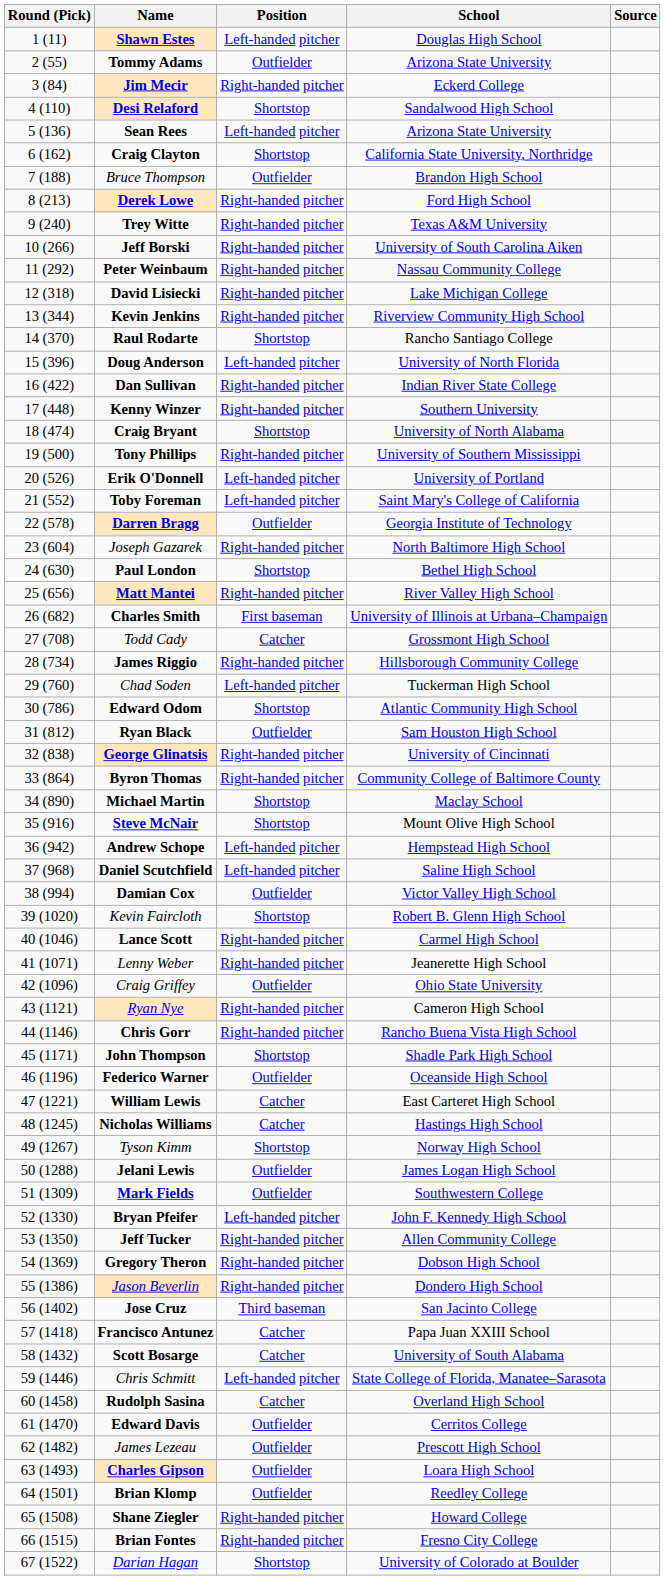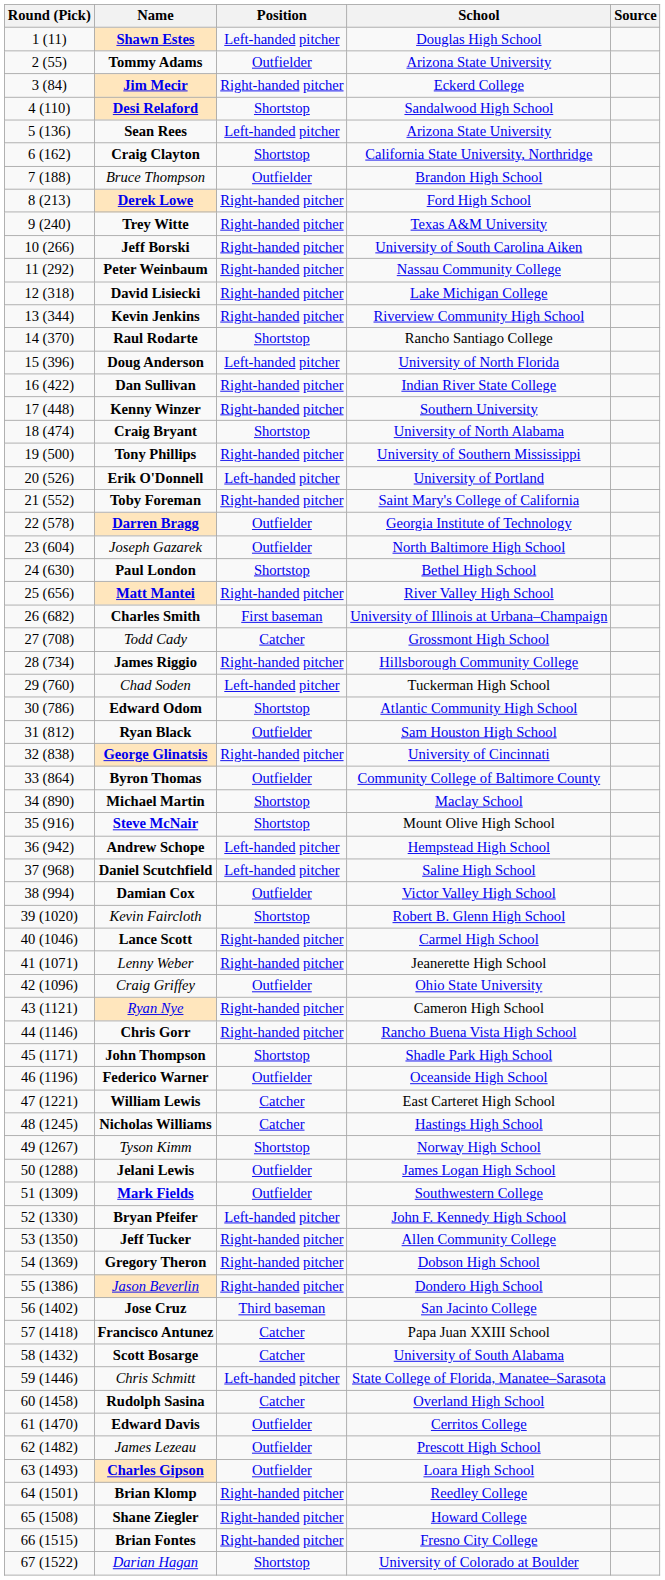(282, 500) Left-handed pitcher -> (282, 500) Right-handed pitcher
(282, 547) Right-handed pitcher -> (282, 547) Outfielder
(282, 778) Right-handed pitcher -> (282, 778) Outfielder
(282, 1493) Outfielder -> (282, 1493) Right-handed pitcher
